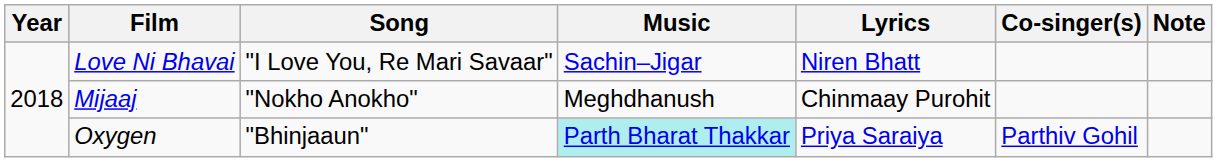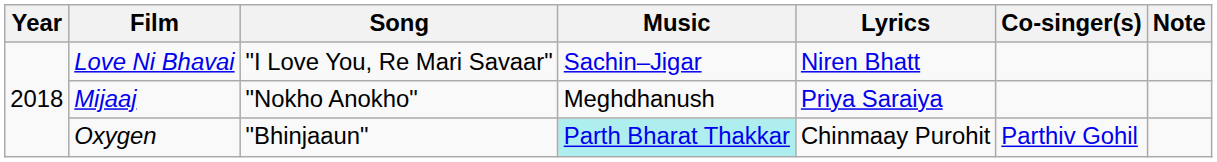(896, 99) Chinmaay Purohit -> (872, 99) Priya Saraiya
(872, 136) Priya Saraiya -> (896, 136) Chinmaay Purohit
